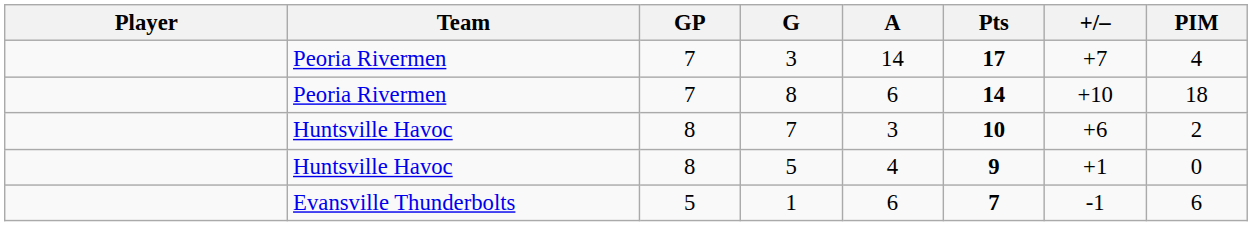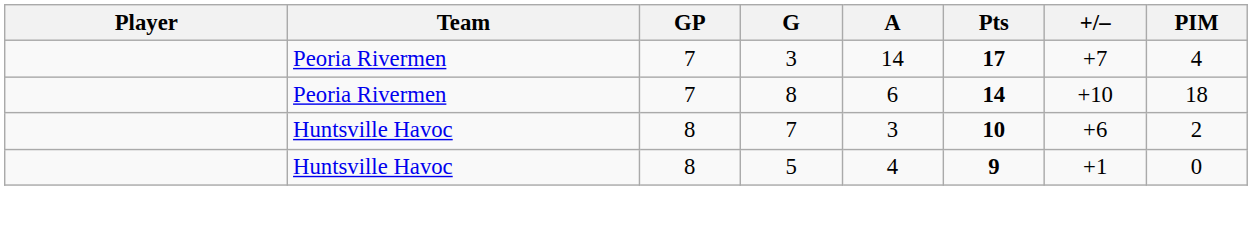- row: (791, 202)
